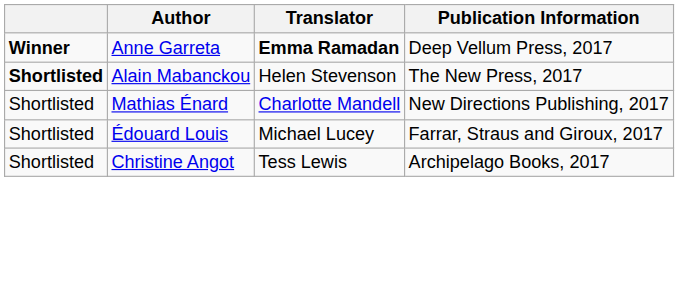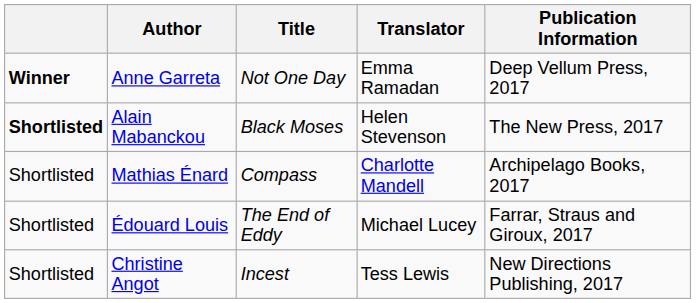+ column: (297, 29)
(329, 47) bold -> (400, 78) normal
(539, 104) New Directions Publishing, 2017 -> (567, 176) Archipelago Books, 2017
(509, 162) Archipelago Books, 2017 -> (556, 274) New Directions Publishing, 2017
